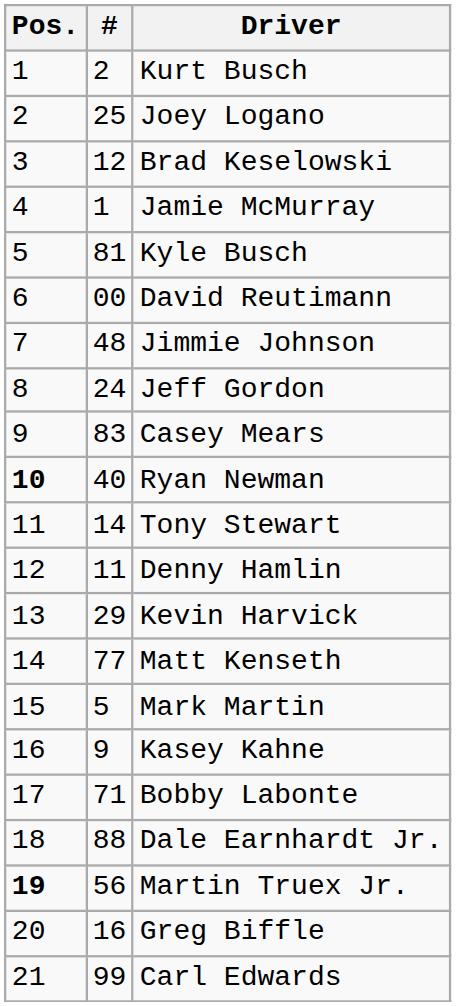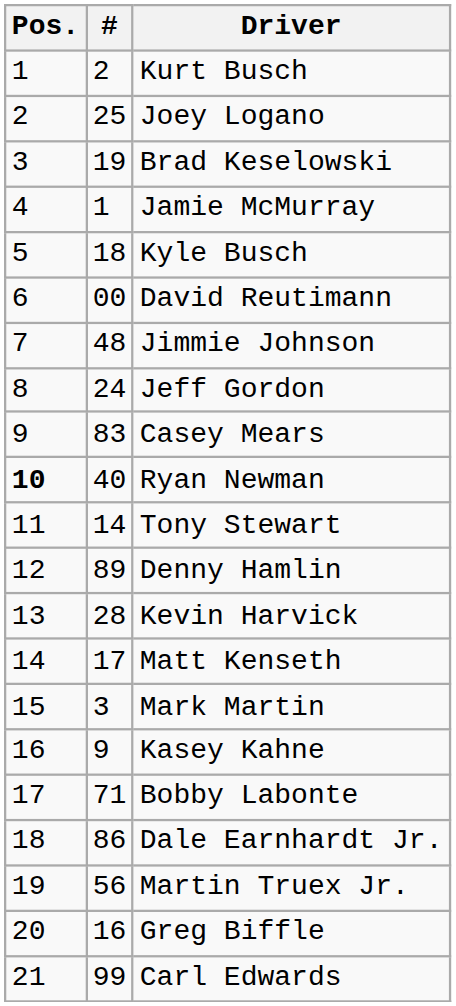(109, 164) 12 -> (109, 164) 19
(109, 254) 81 -> (109, 254) 18
(109, 571) 11 -> (109, 571) 89
(109, 616) 29 -> (109, 616) 28
(109, 662) 77 -> (109, 662) 17
(101, 707) 5 -> (101, 707) 3
(109, 843) 88 -> (109, 843) 86
(29, 888) bold -> (29, 888) normal
